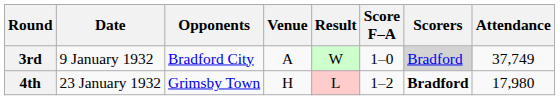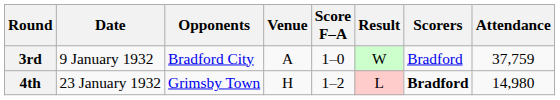columns swapped: (336, 25) <-> (382, 25)
(435, 58) lightgrey background -> (435, 58) no background
(513, 58) 37,749 -> (513, 58) 37,759
(513, 82) 17,980 -> (513, 82) 14,980
